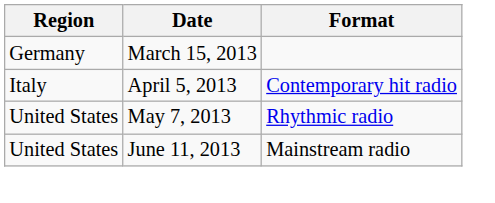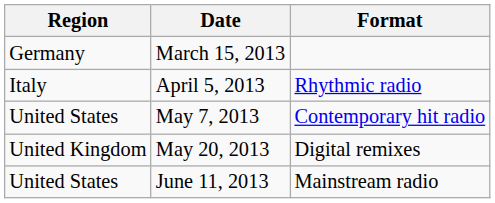(362, 85) Contemporary hit radio -> (358, 85) Rhythmic radio
(330, 117) Rhythmic radio -> (390, 117) Contemporary hit radio
+ row: (213, 149)
